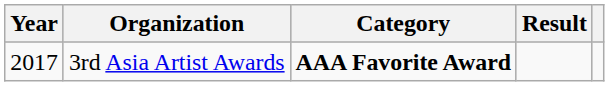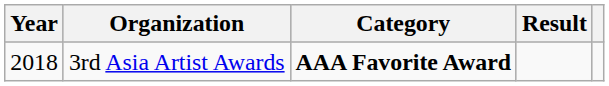(34, 61) 2017 -> (34, 61) 2018
